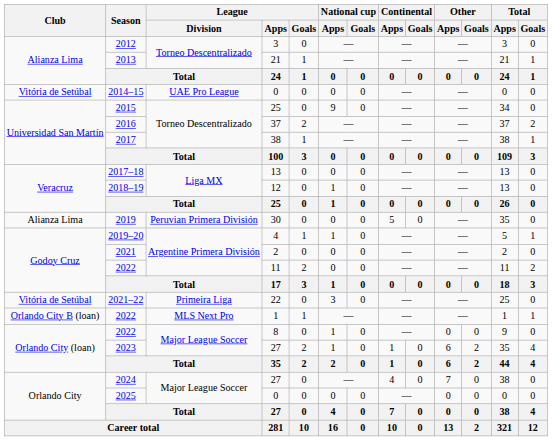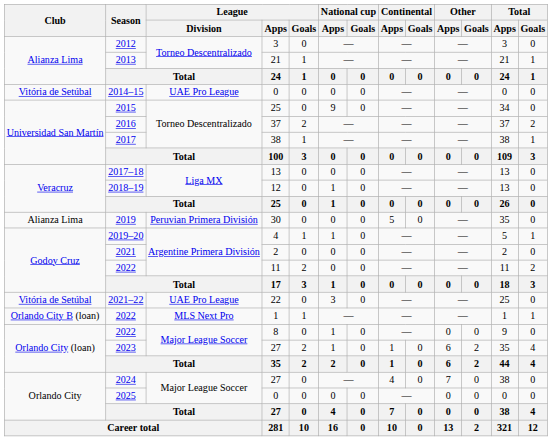(204, 300) Primeira Liga -> (204, 300) UAE Pro League
